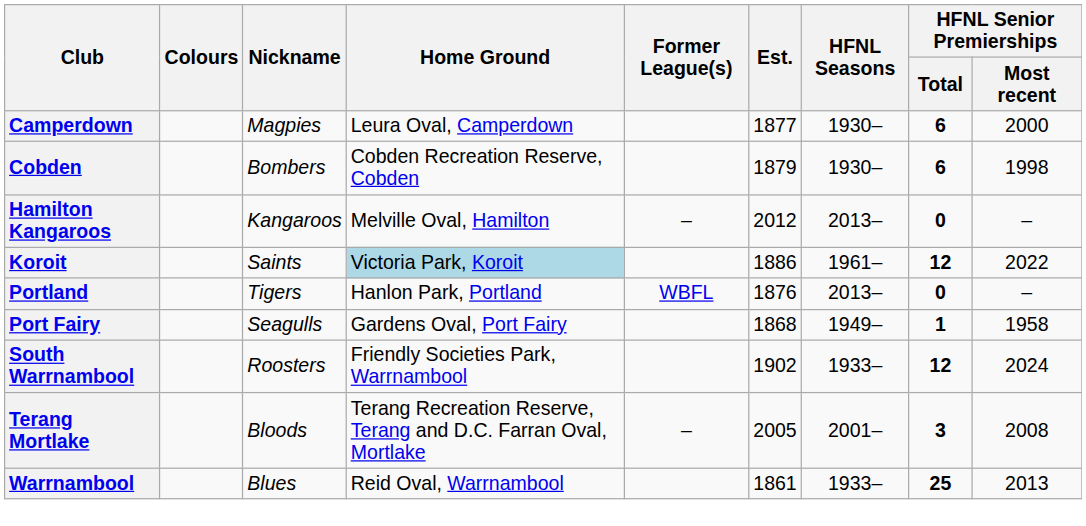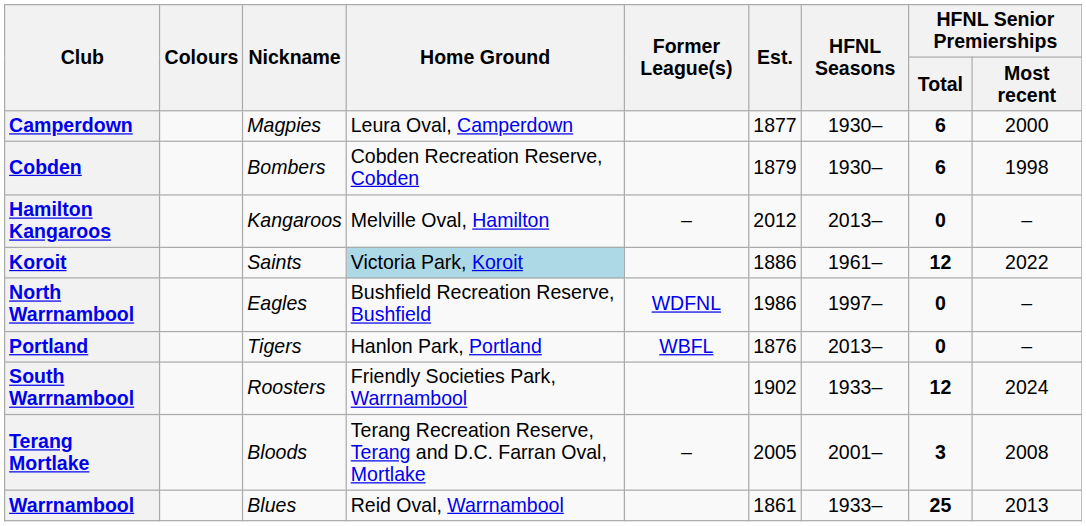+ row: (72, 304)
- row: (55, 324)
